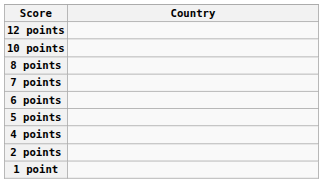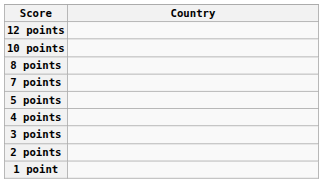- row: (36, 100)
+ row: (36, 135)
